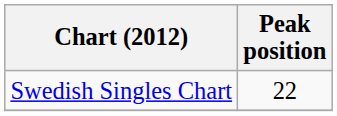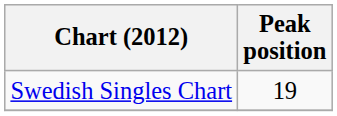(285, 90) 22 -> (285, 90) 19
